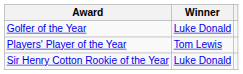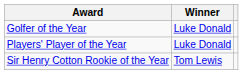(198, 45) Tom Lewis -> (202, 45) Luke Donald
(202, 61) Luke Donald -> (198, 61) Tom Lewis
